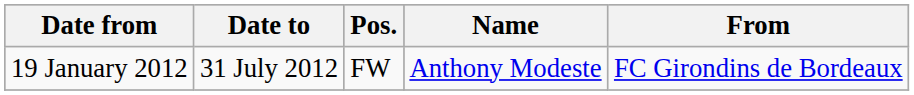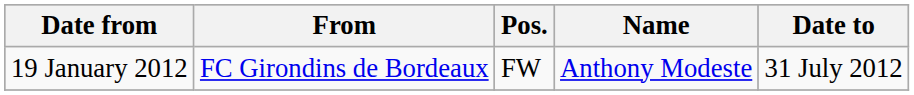columns swapped: (269, 25) <-> (758, 25)
